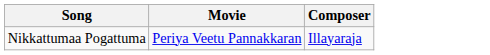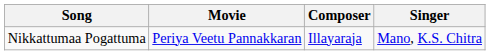+ column: (430, 15)
